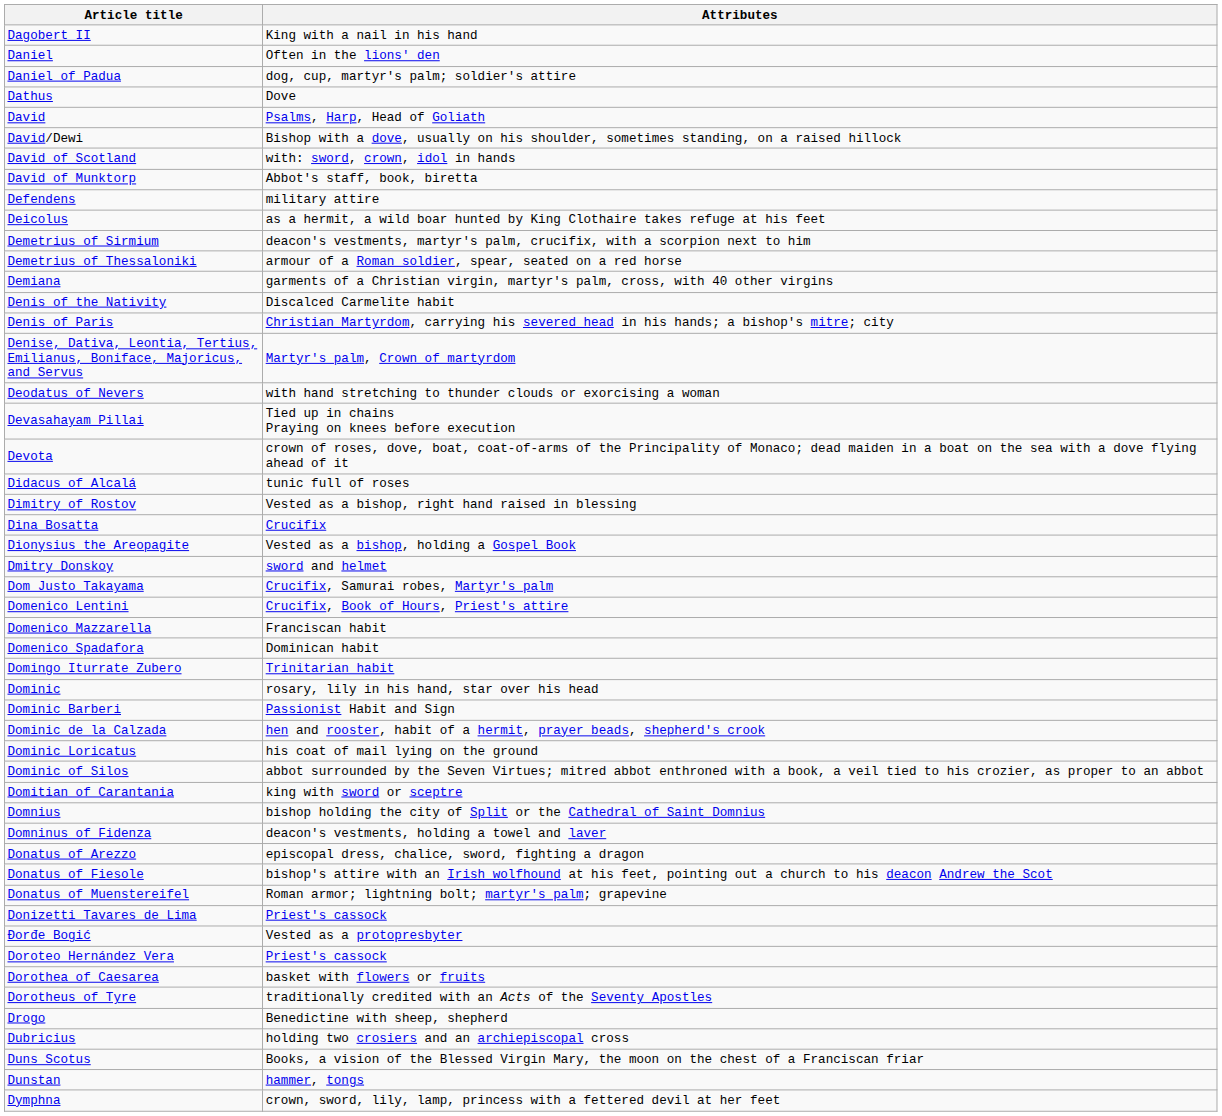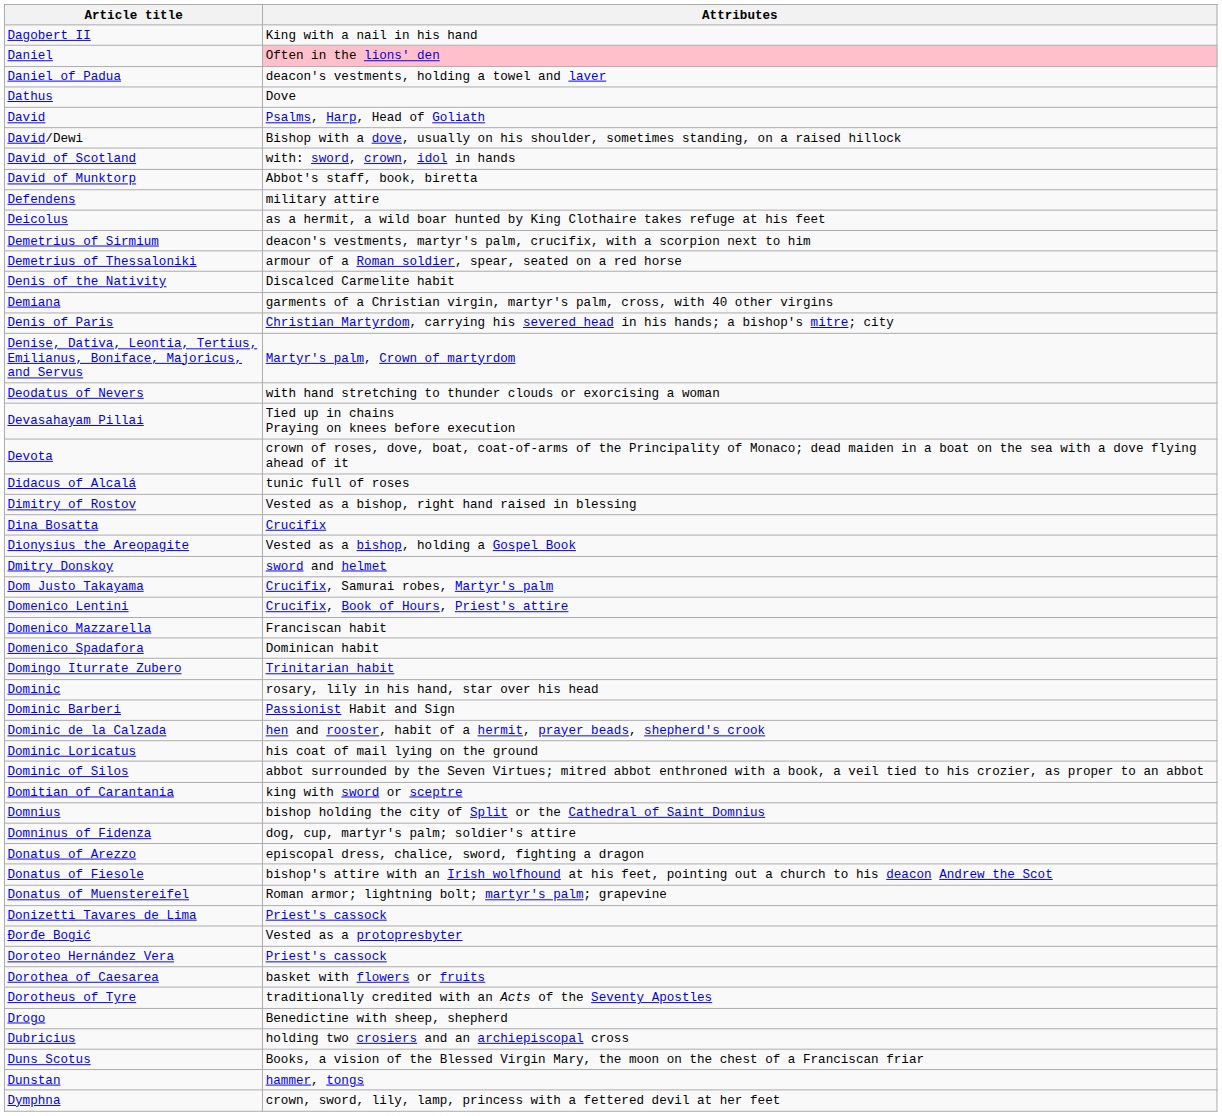(353, 56) no background -> (353, 56) pink background
(421, 76) dog, cup, martyr's palm; soldier's attire -> (436, 76) deacon's vestments, holding a towel and laver
rows swapped: (34, 282) <-> (87, 302)
(436, 833) deacon's vestments, holding a towel and laver -> (421, 833) dog, cup, martyr's palm; soldier's attire
